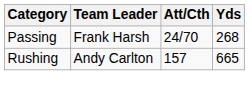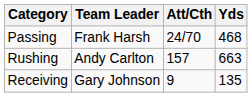(227, 37) 268 -> (230, 37) 468
(227, 59) 665 -> (230, 59) 663
+ row: (38, 80)
